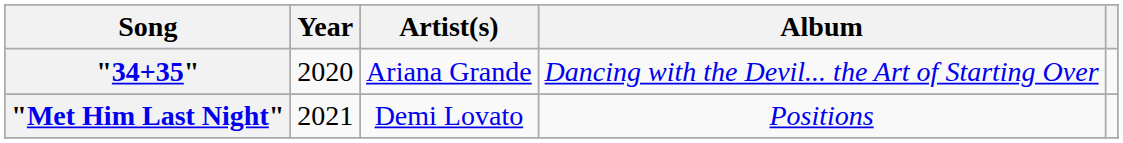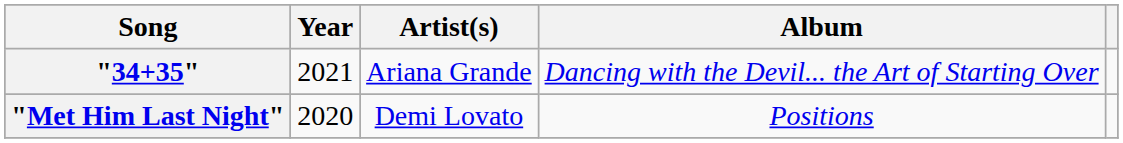(325, 71) 2020 -> (325, 71) 2021
(325, 115) 2021 -> (325, 115) 2020
